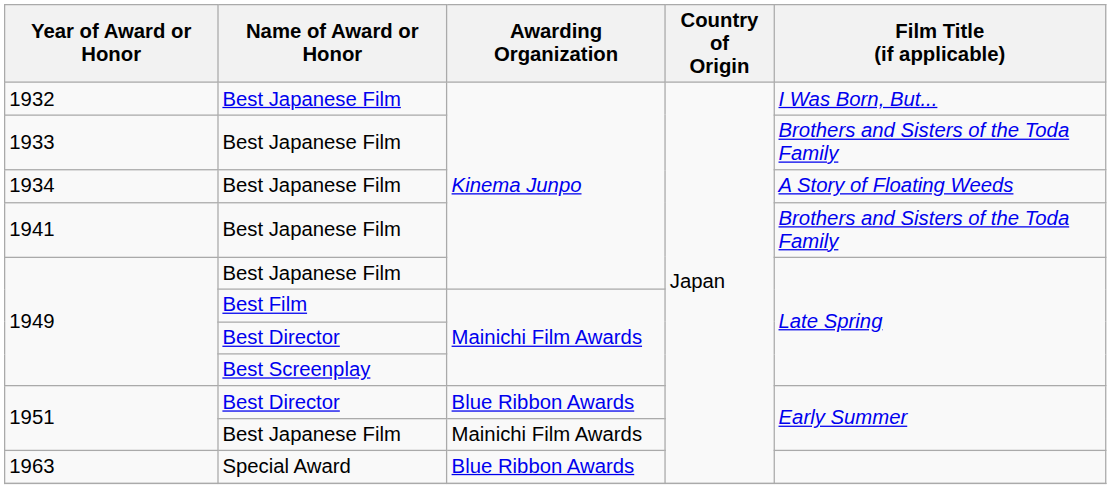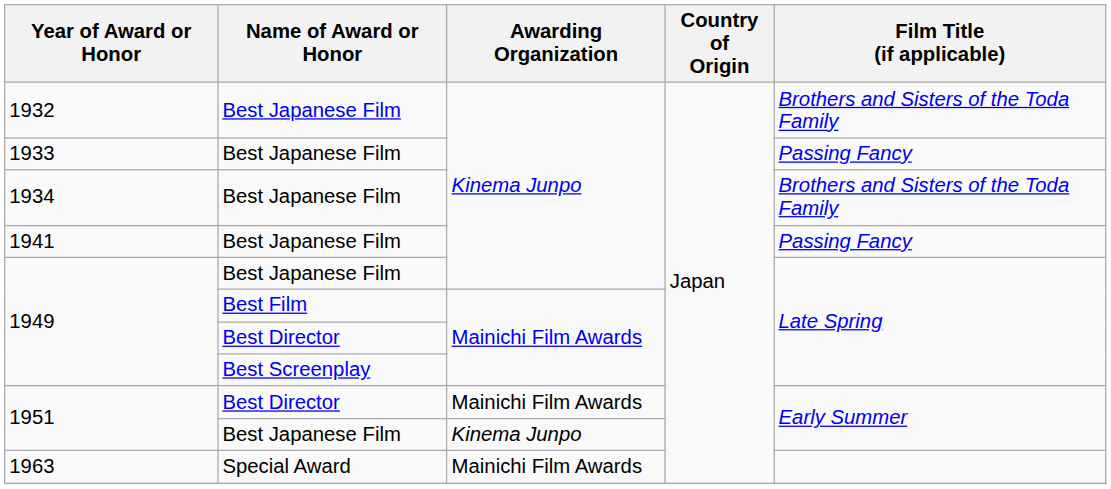(858, 98) I Was Born, But... -> (924, 109) Brothers and Sisters of the Toda Family
(924, 142) Brothers and Sisters of the Toda Family -> (845, 153) Passing Fancy
(896, 185) A Story of Floating Weeds -> (924, 197) Brothers and Sisters of the Toda Family
(924, 229) Brothers and Sisters of the Toda Family -> (845, 240) Passing Fancy
(543, 402) Blue Ribbon Awards -> (547, 402) Mainichi Film Awards
(547, 434) Mainichi Film Awards -> (517, 434) Kinema Junpo
(543, 466) Blue Ribbon Awards -> (547, 466) Mainichi Film Awards
